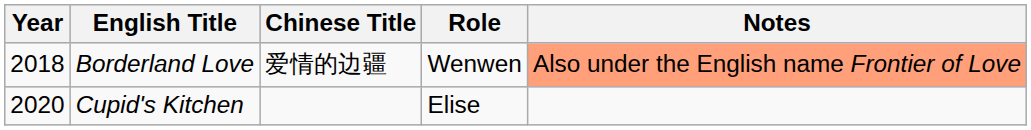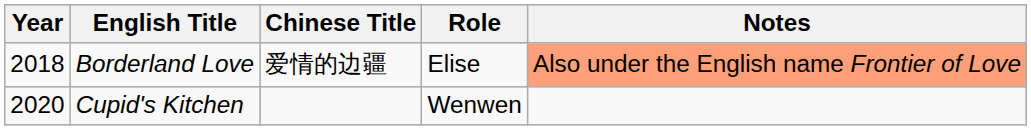(475, 64) Wenwen -> (454, 64) Elise
(454, 105) Elise -> (475, 105) Wenwen
